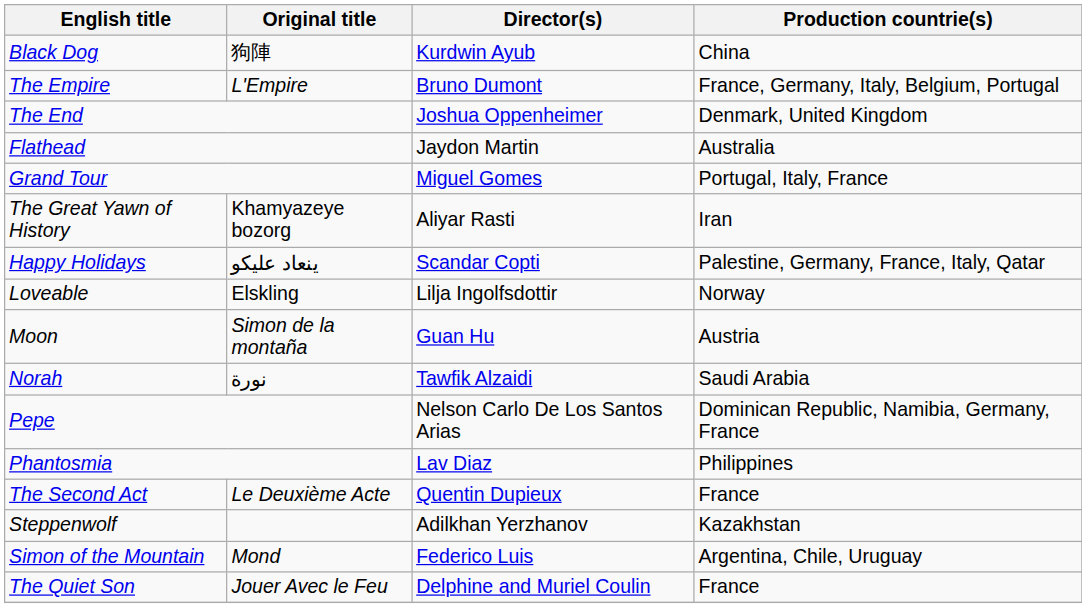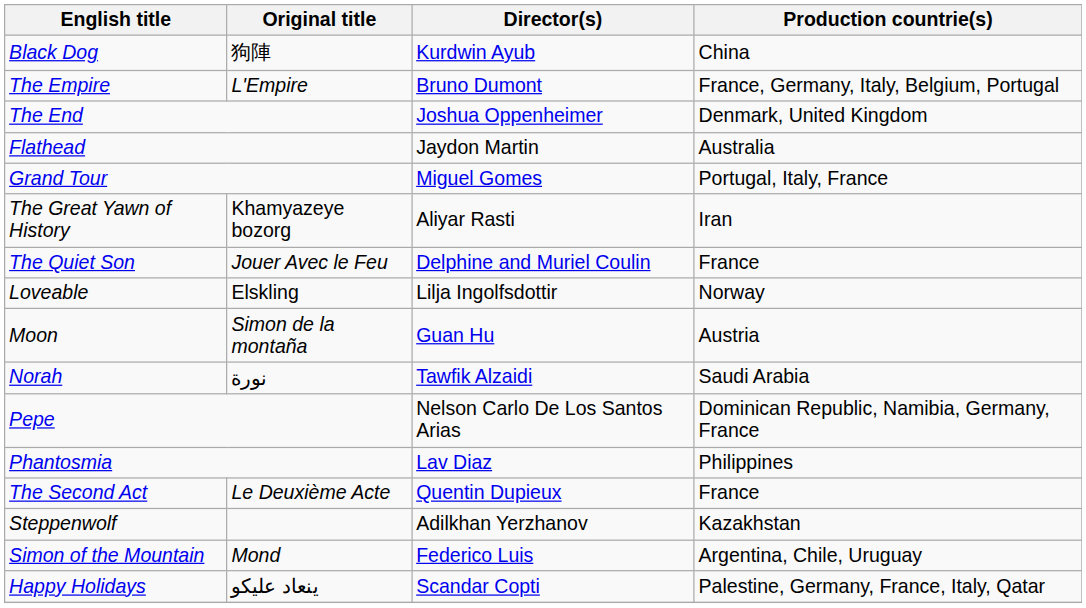rows swapped: (77, 262) <-> (72, 587)
